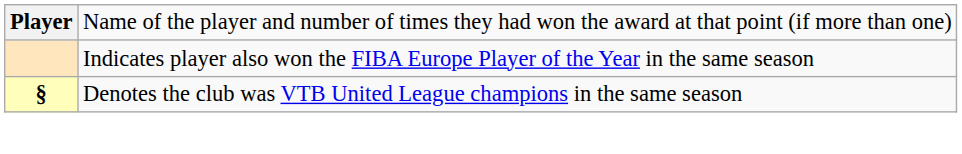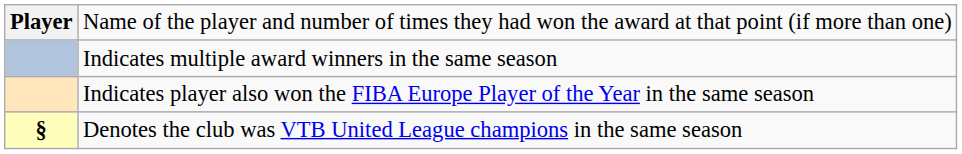+ row: (320, 58)
